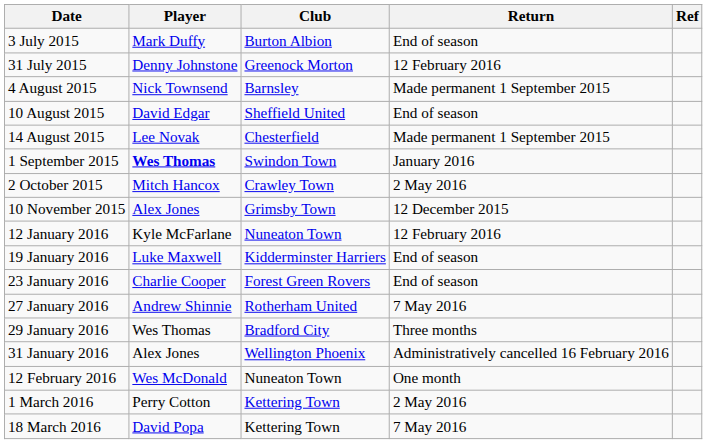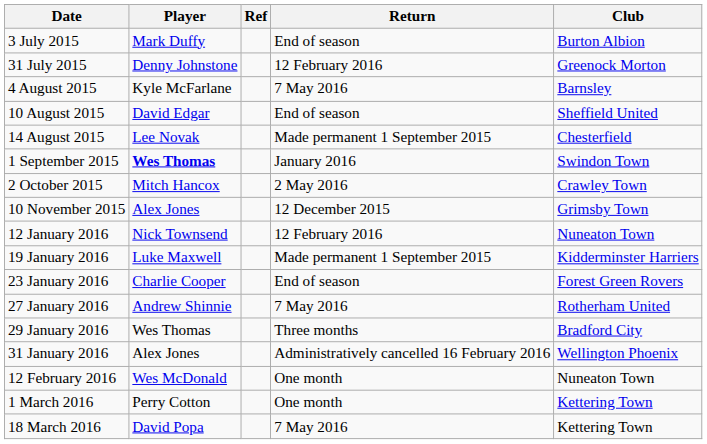columns swapped: (315, 16) <-> (687, 16)
(180, 88) Nick Townsend -> (182, 88) Kyle McFarlane
(501, 88) Made permanent 1 September 2015 -> (311, 88) 7 May 2016
(182, 233) Kyle McFarlane -> (180, 233) Nick Townsend
(436, 257) End of season -> (383, 257) Made permanent 1 September 2015
(430, 402) 2 May 2016 -> (308, 402) One month
